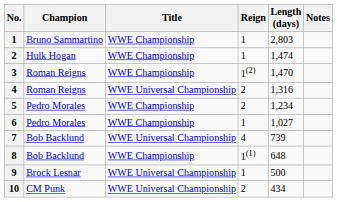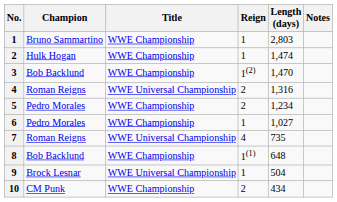(56, 73) Roman Reigns -> (55, 73) Bob Backlund
(55, 138) Bob Backlund -> (56, 138) Roman Reigns
(278, 138) 739 -> (278, 138) 735
(278, 173) 500 -> (278, 173) 504
(172, 189) WWE Universal Championship -> (151, 189) WWE Championship
